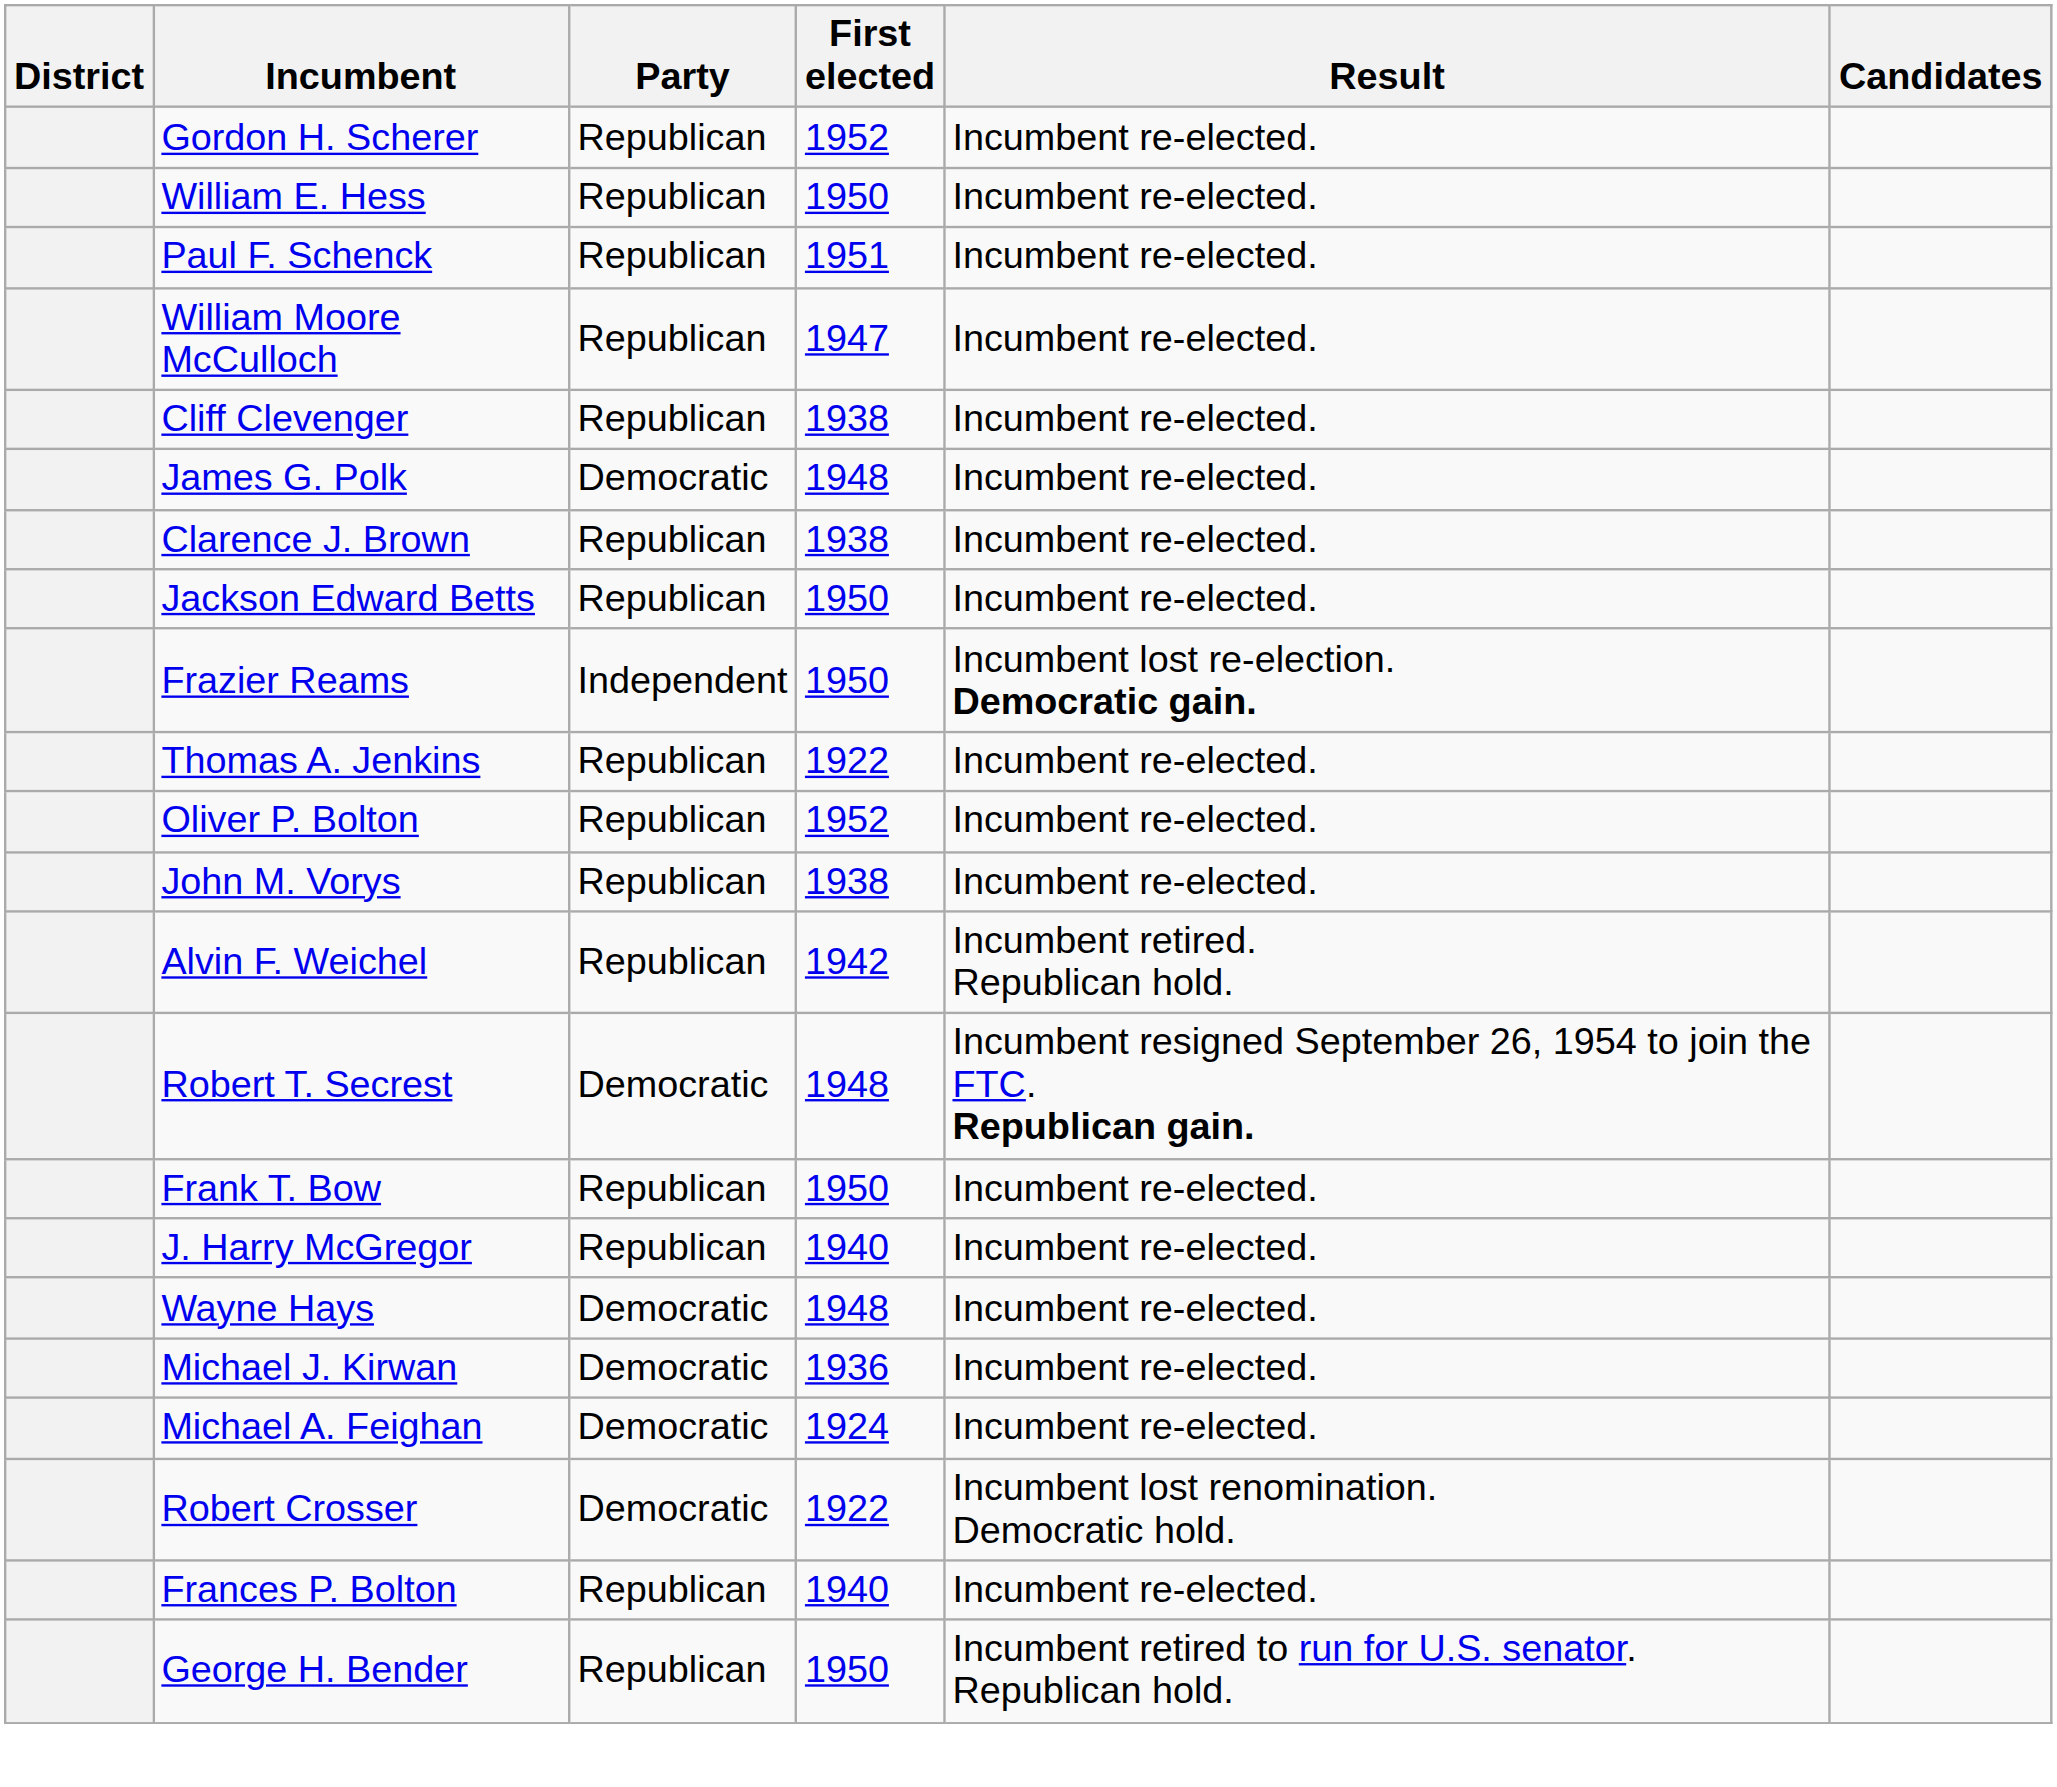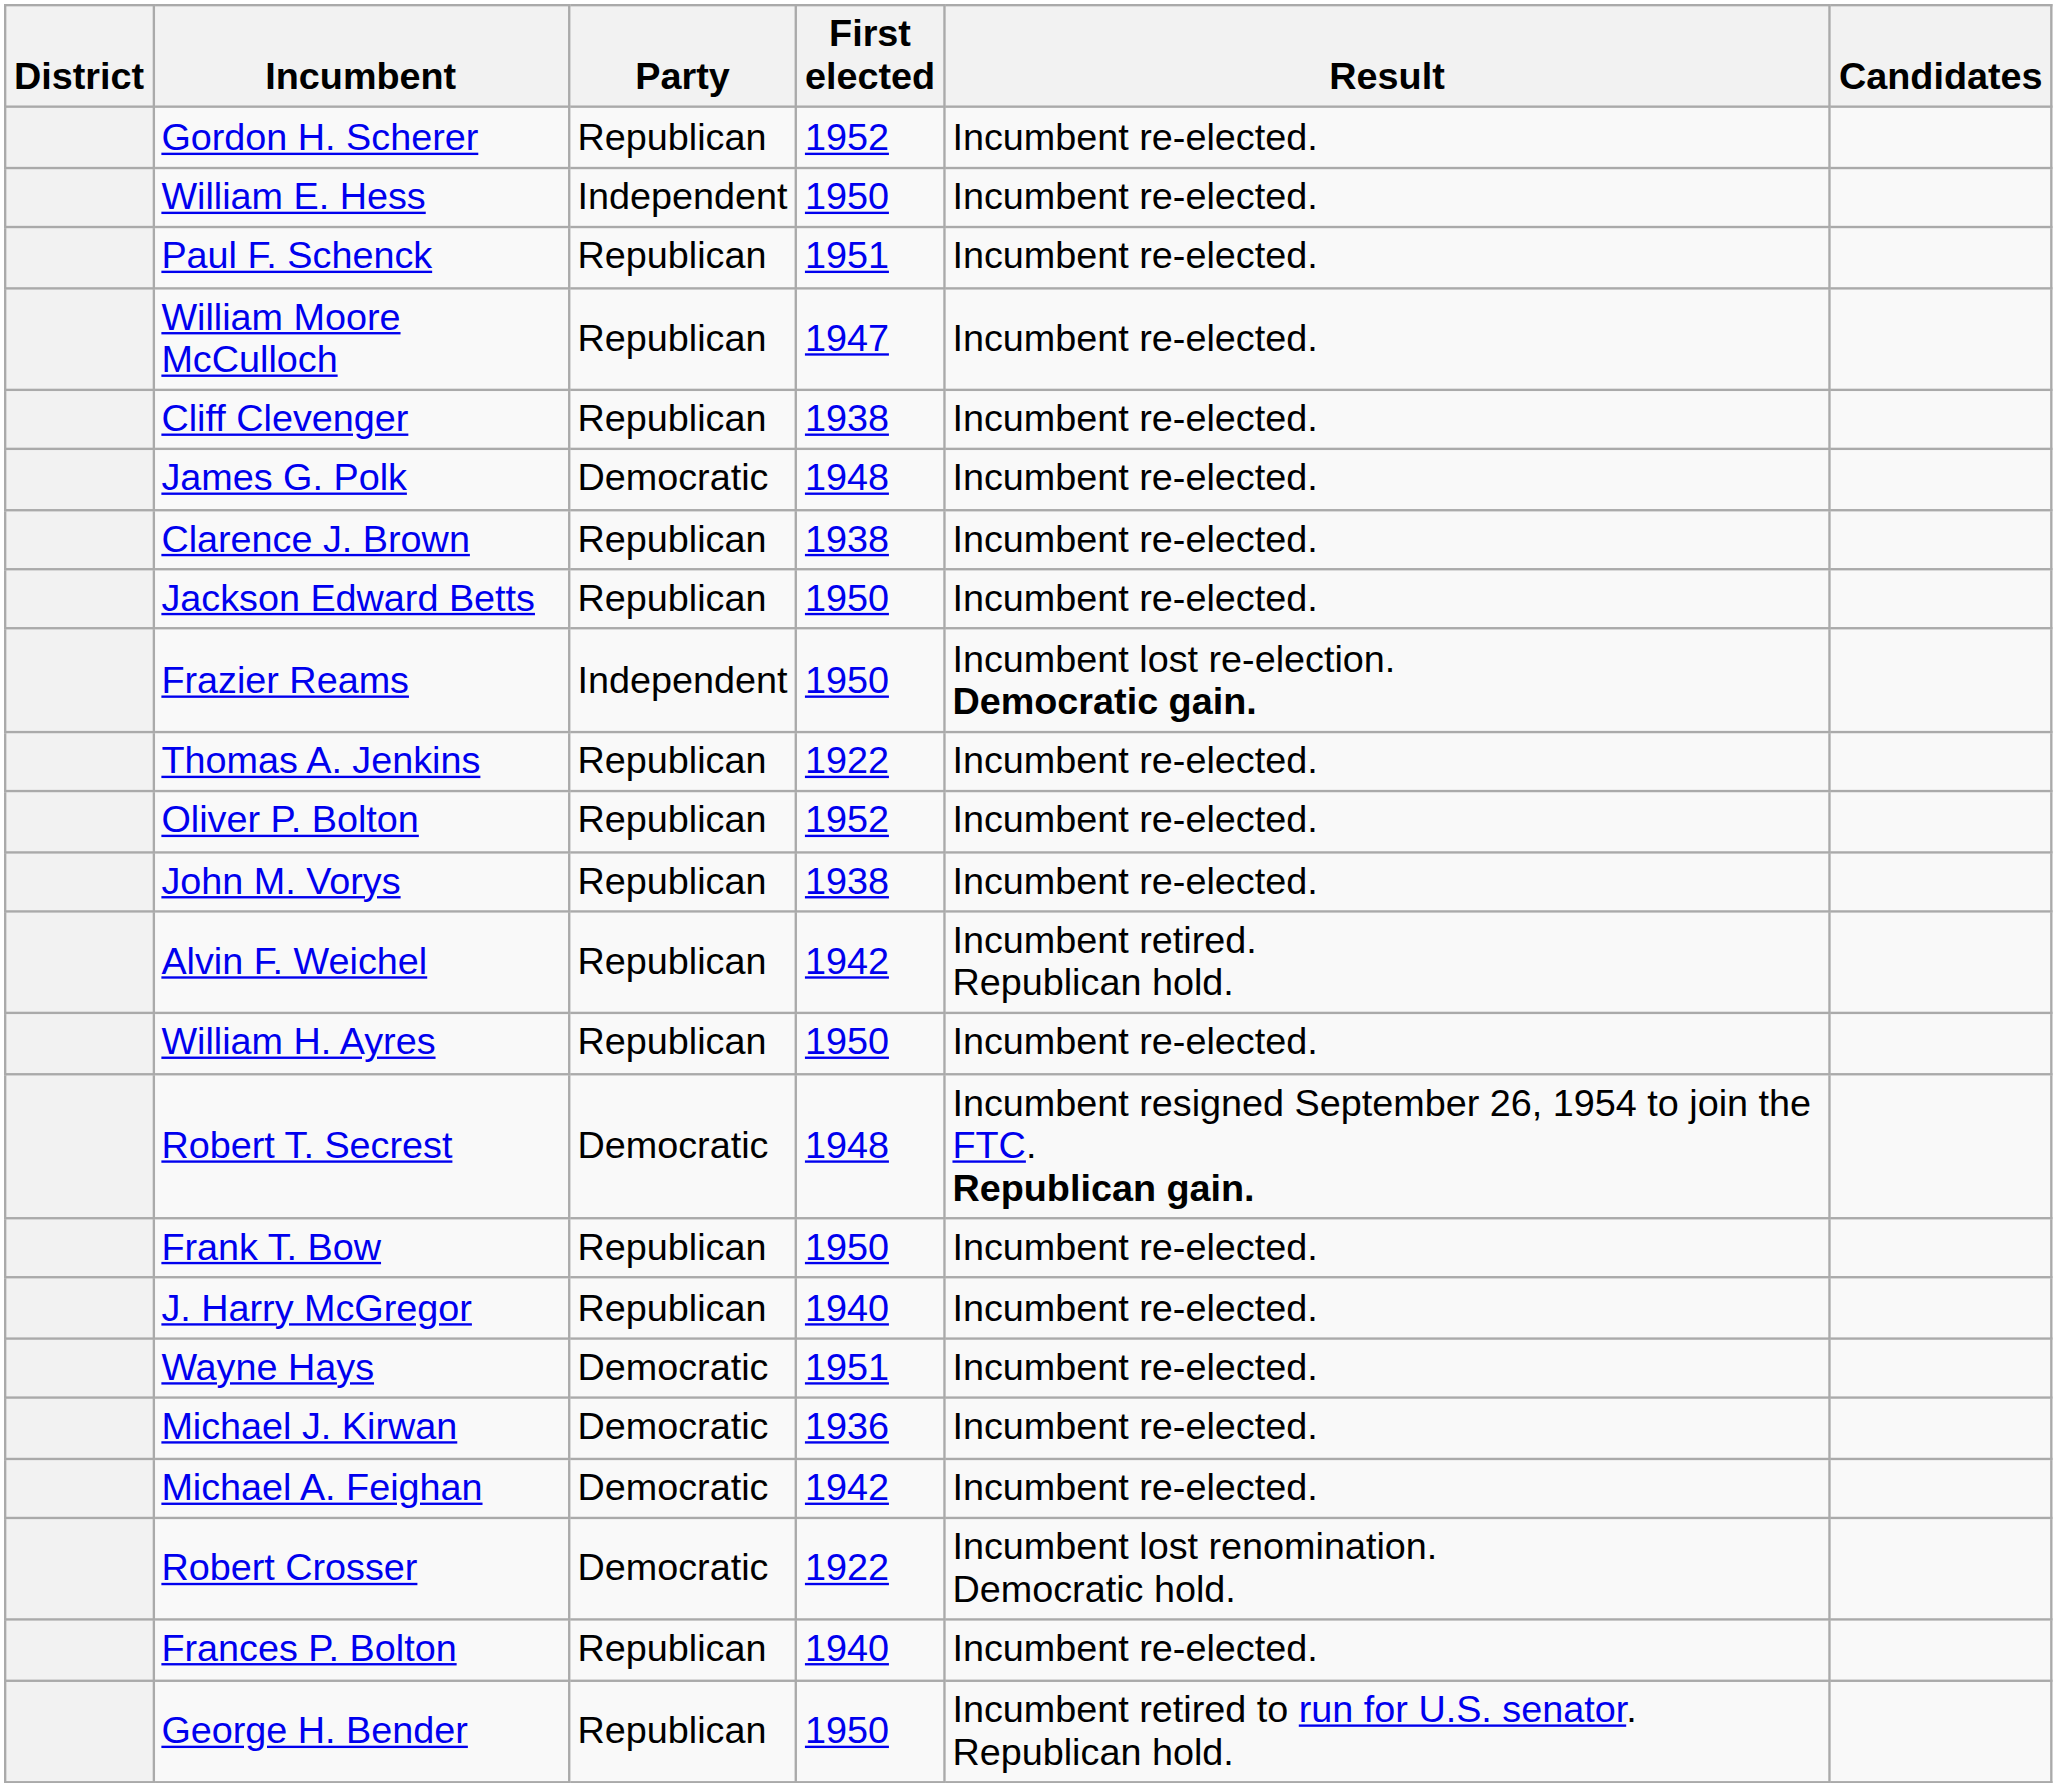(672, 196) Republican -> (683, 196) Independent
+ row: (298, 1042)
(847, 1307) 1948 -> (847, 1367) 1951
(847, 1427) 1924 -> (847, 1487) 1942
